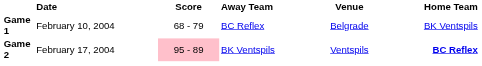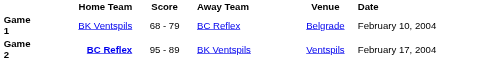columns swapped: (451, 7) <-> (47, 7)
(189, 50) pink background -> (165, 50) no background
